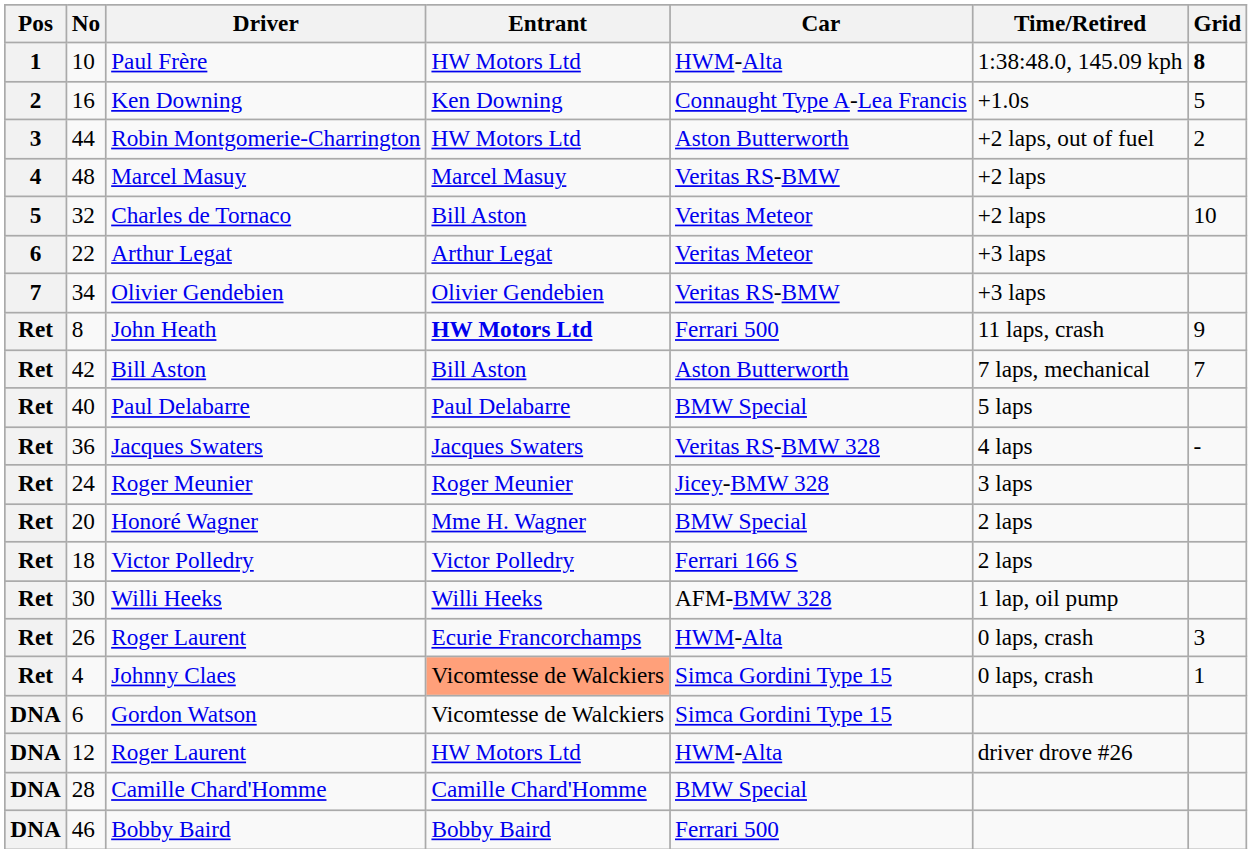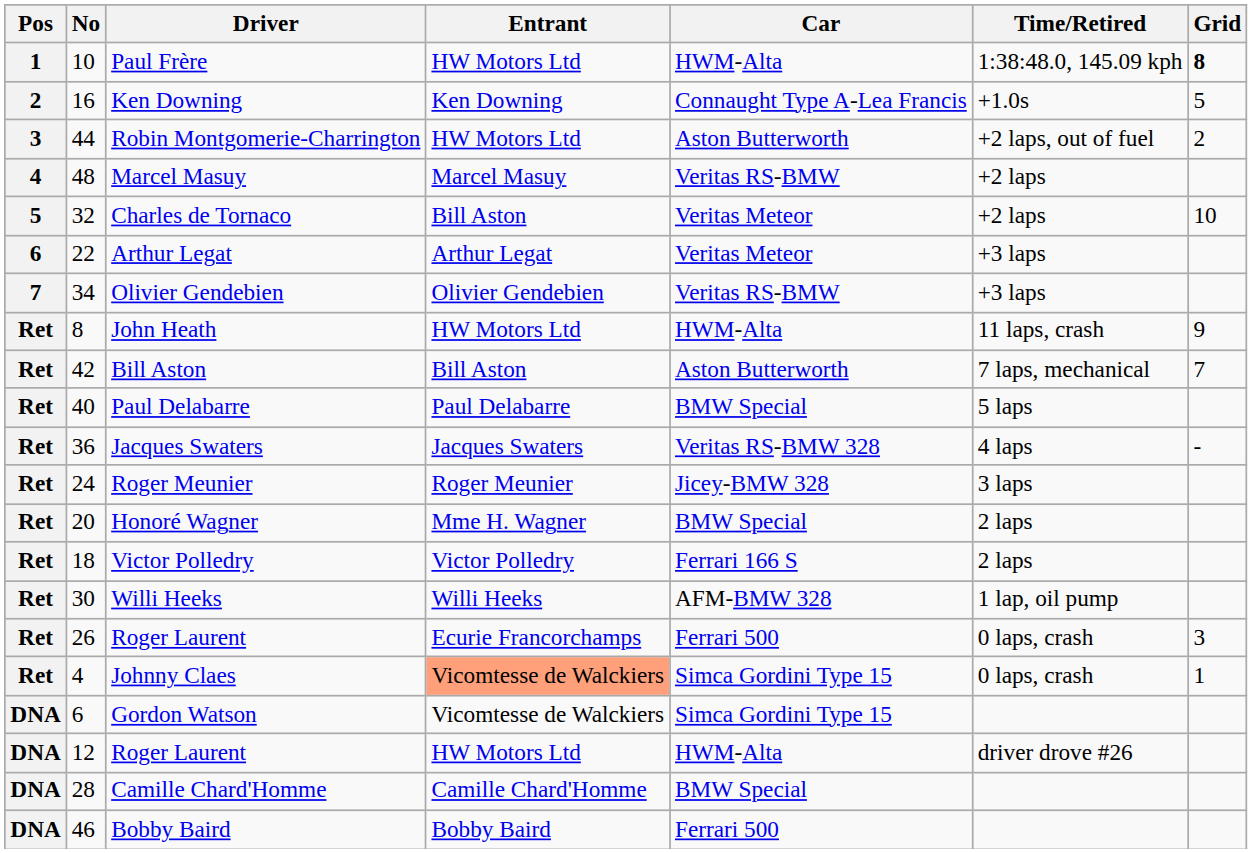(512, 330) bold -> (506, 330) normal
(727, 330) Ferrari 500 -> (729, 330) HWM-Alta
(729, 637) HWM-Alta -> (727, 637) Ferrari 500
